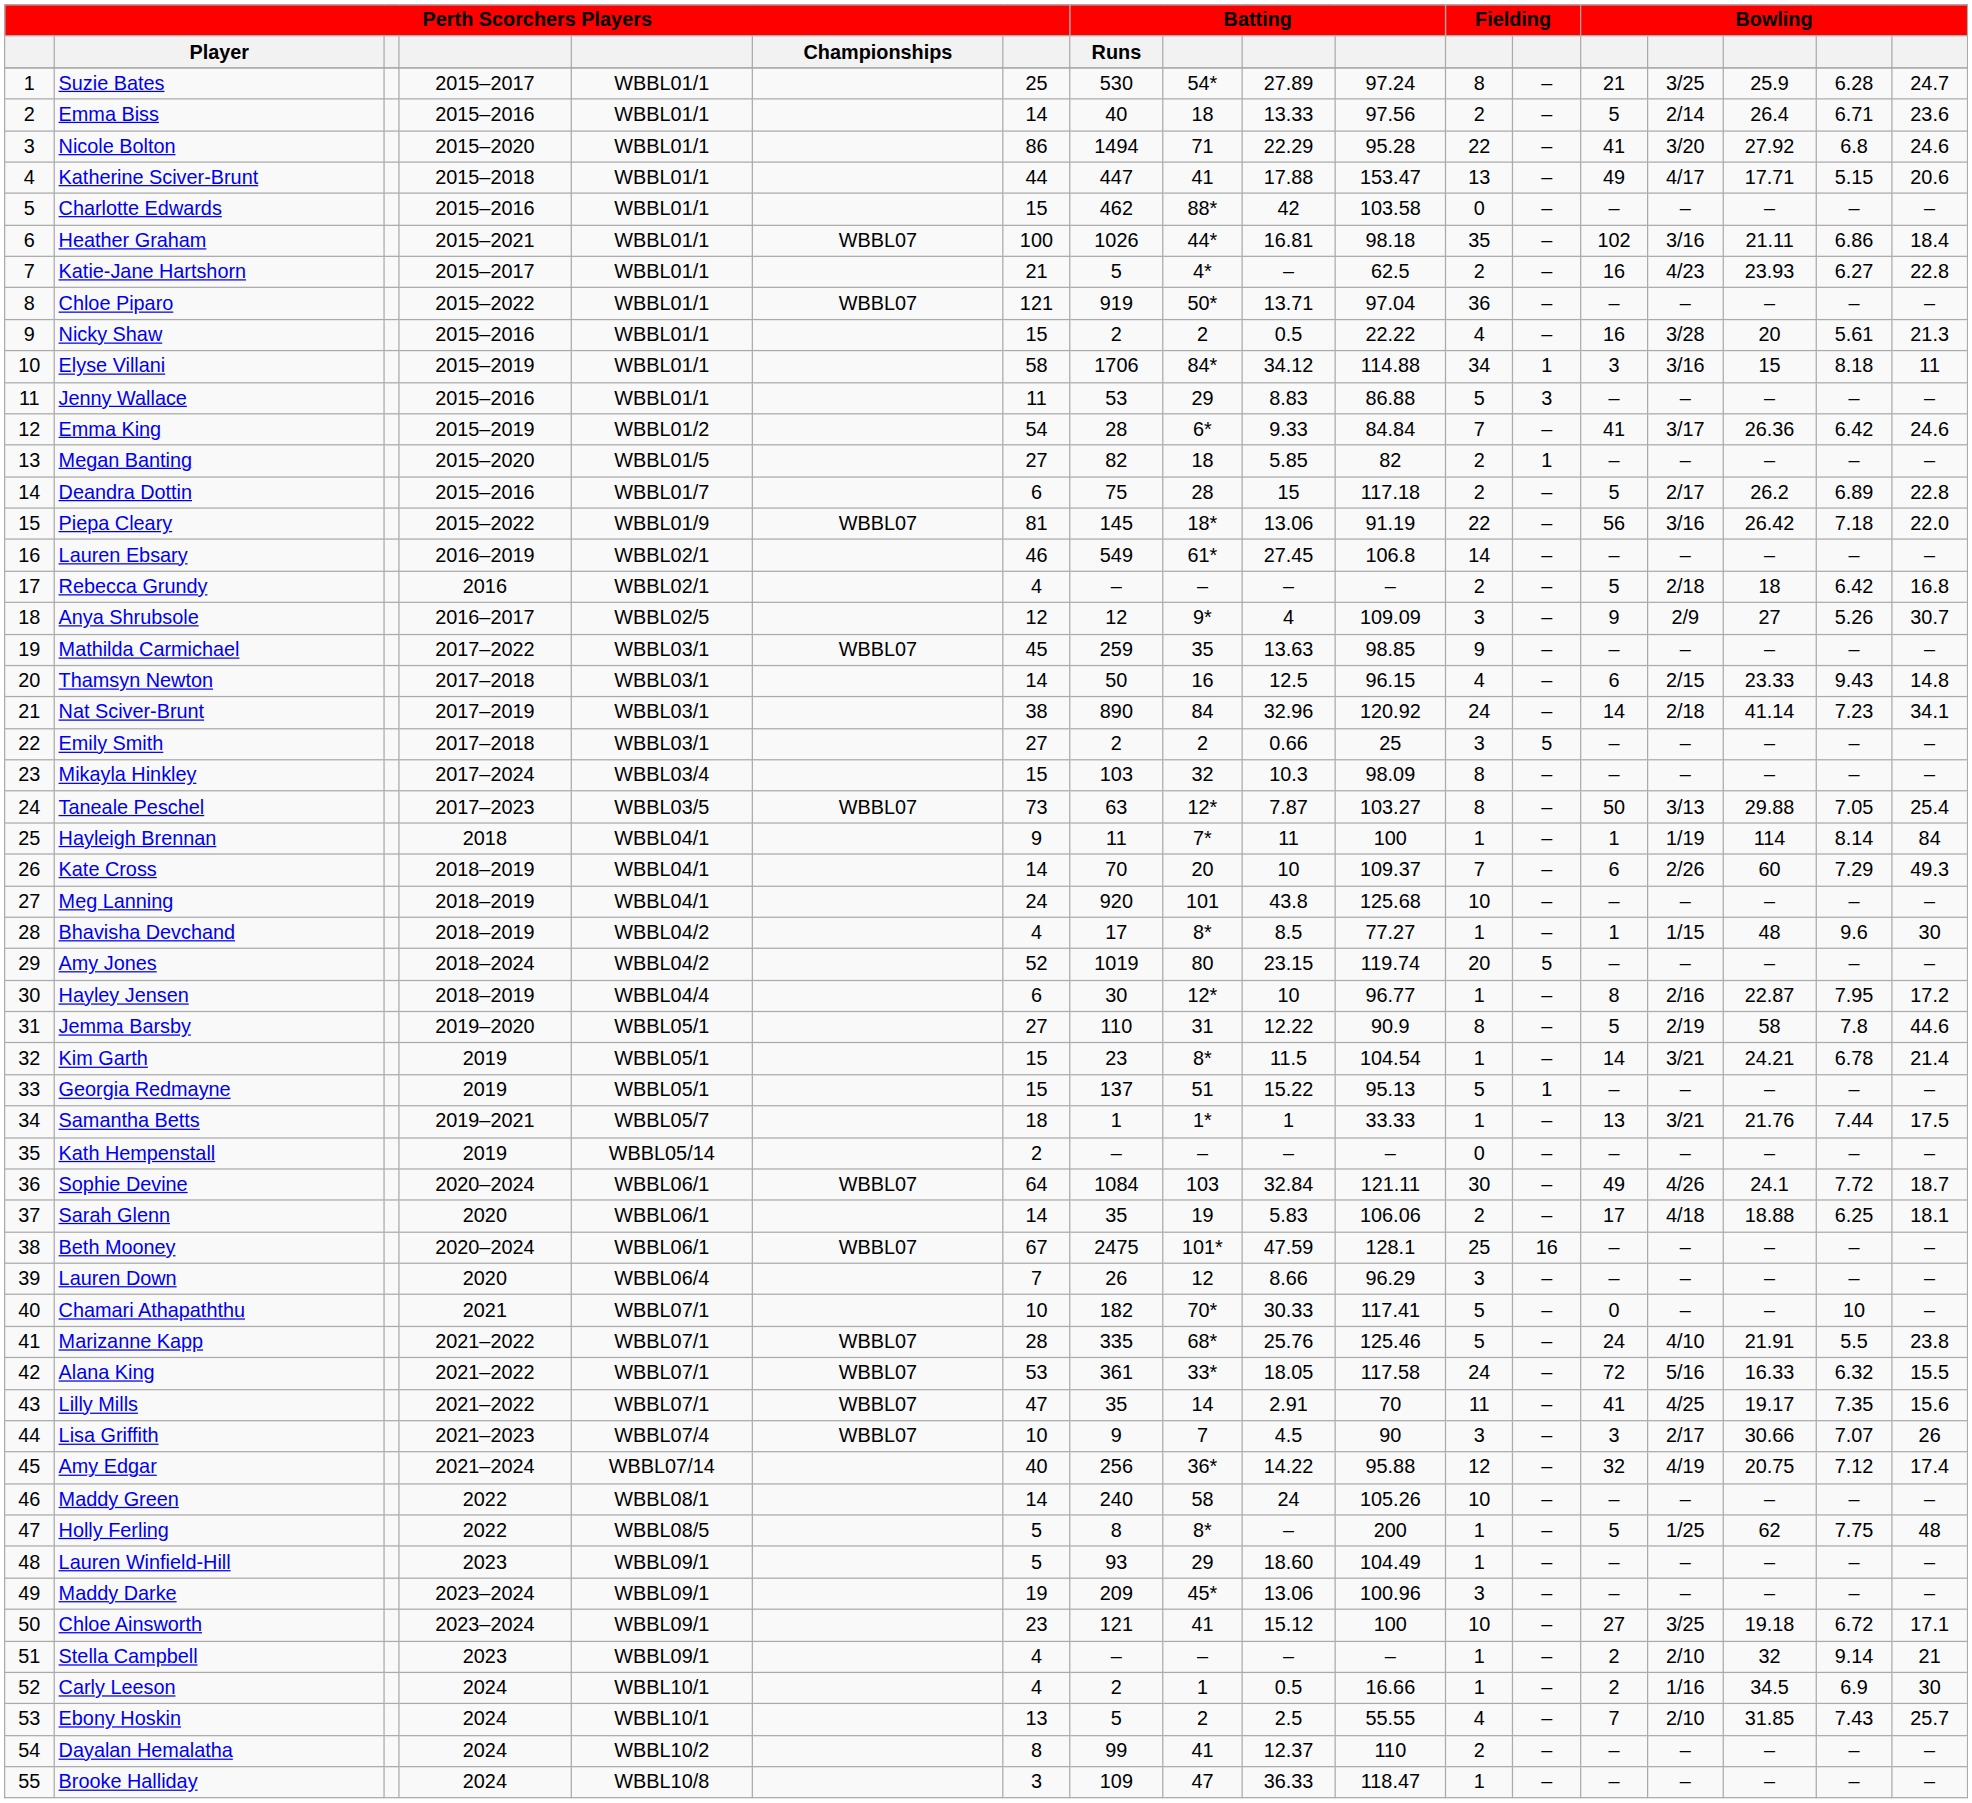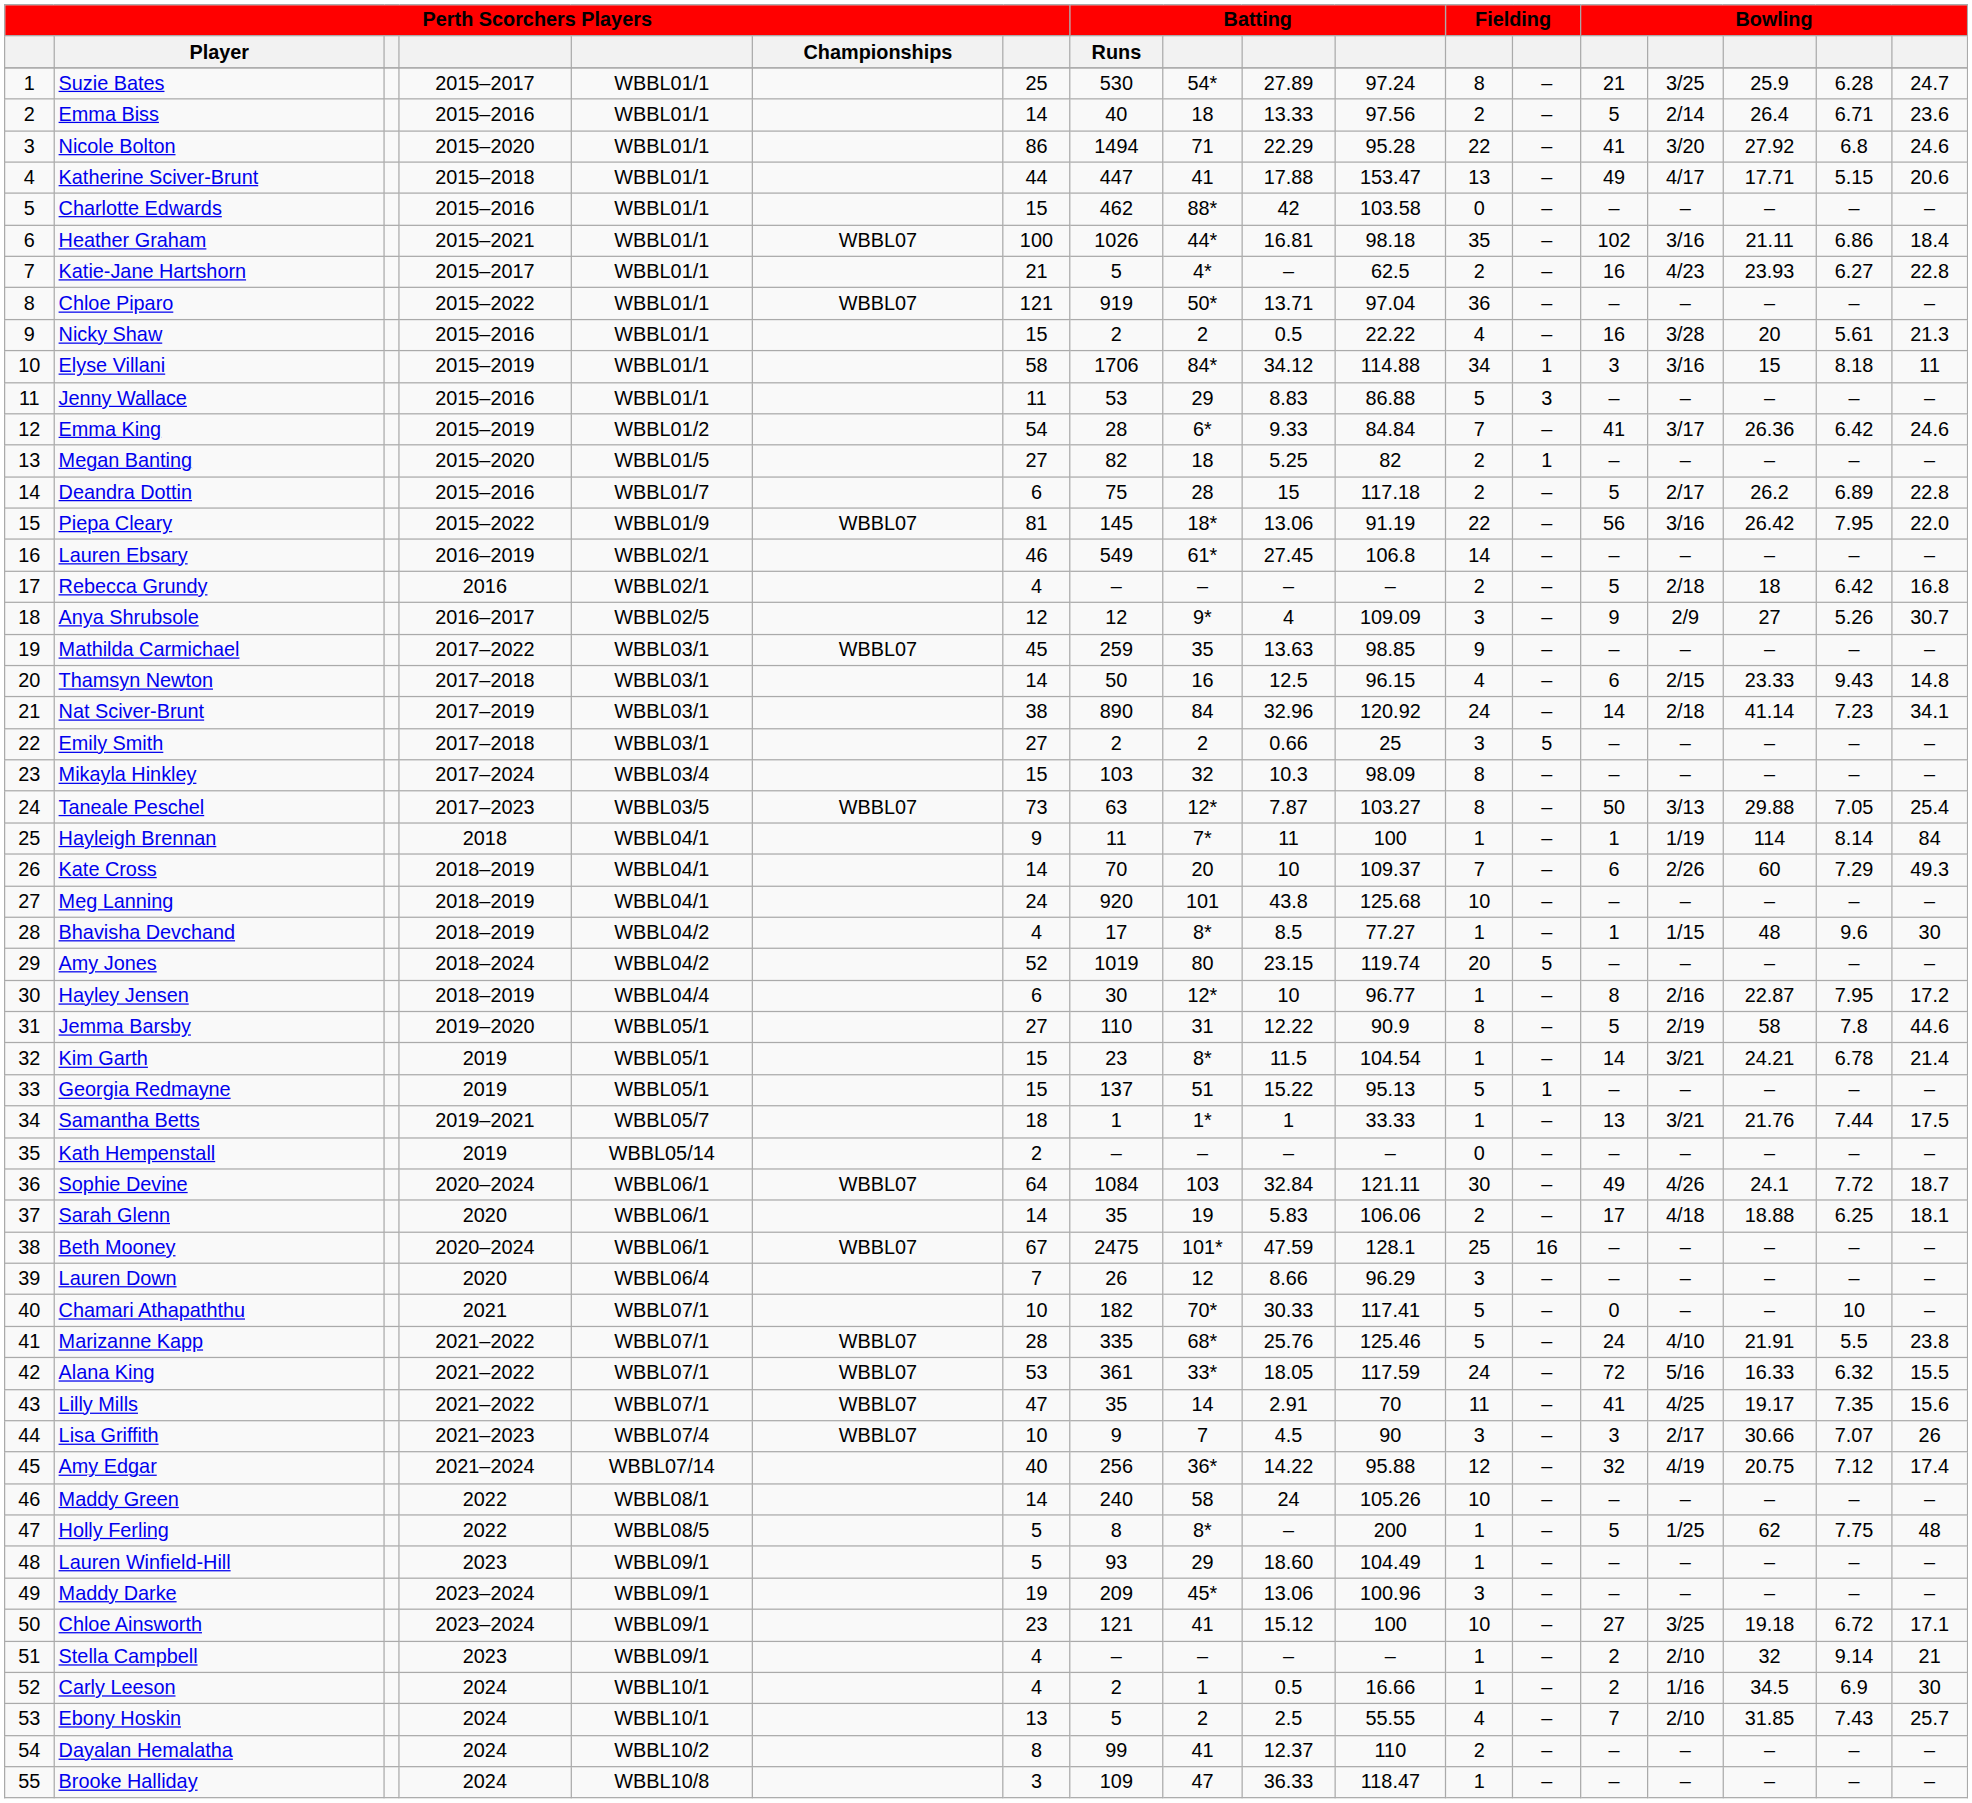(1289, 460) 5.85 -> (1289, 460) 5.25
(1854, 523) 7.18 -> (1854, 523) 7.95
(1390, 1373) 117.58 -> (1390, 1373) 117.59
